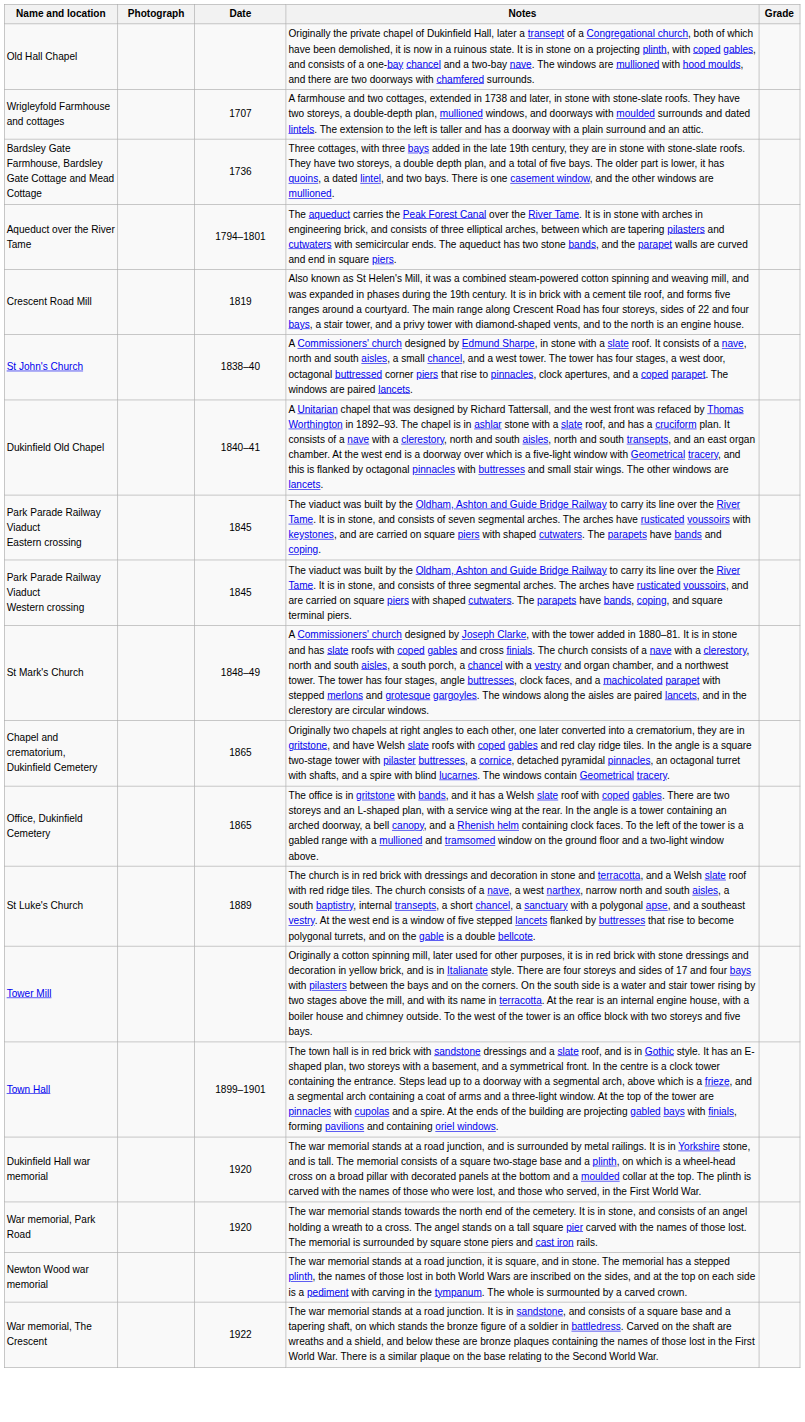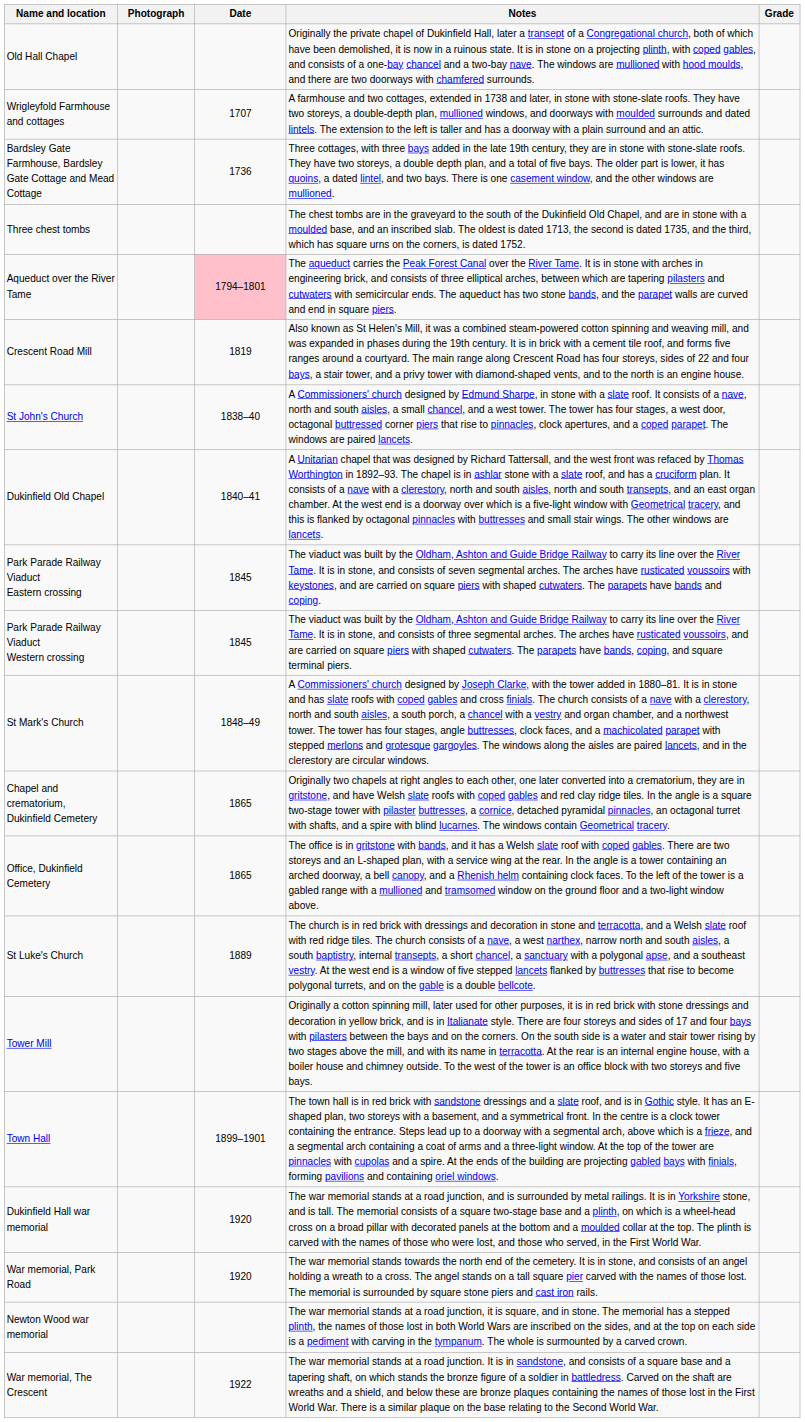+ row: (48, 229)
(240, 237) no background -> (240, 287) pink background
